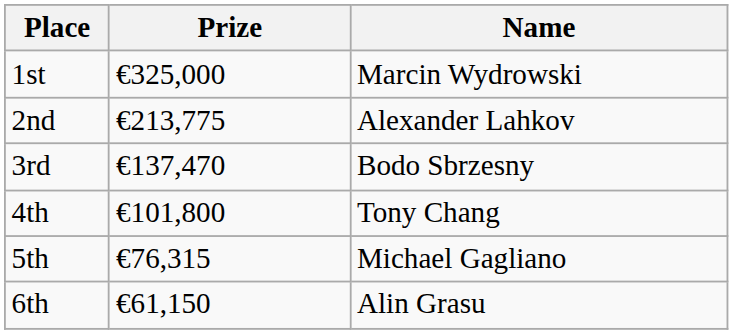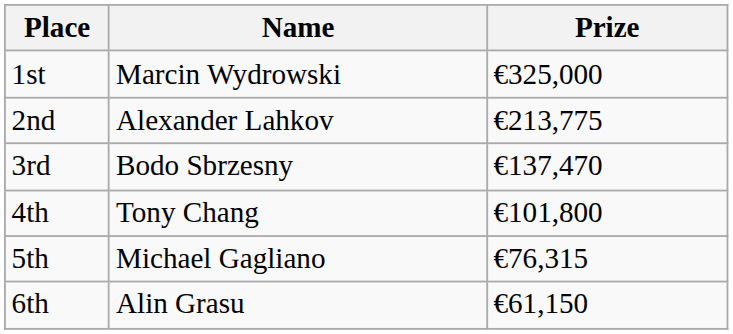columns swapped: (539, 27) <-> (230, 27)
